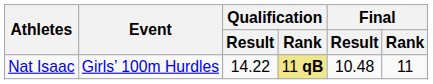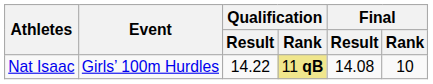(355, 67) 10.48 -> (355, 67) 14.08
(405, 67) 11 -> (405, 67) 10
